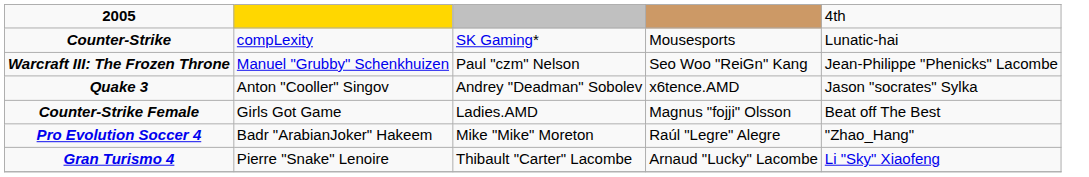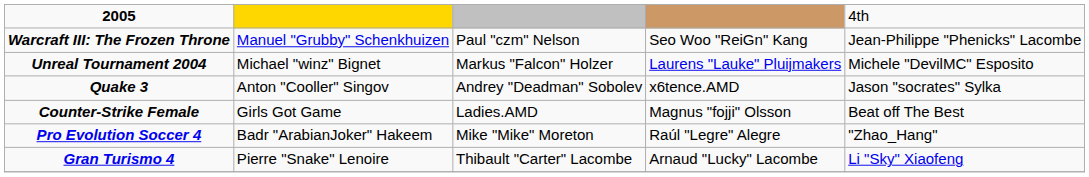- row: (119, 40)
+ row: (119, 64)
